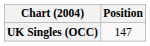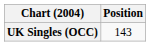(123, 31) 147 -> (123, 31) 143
